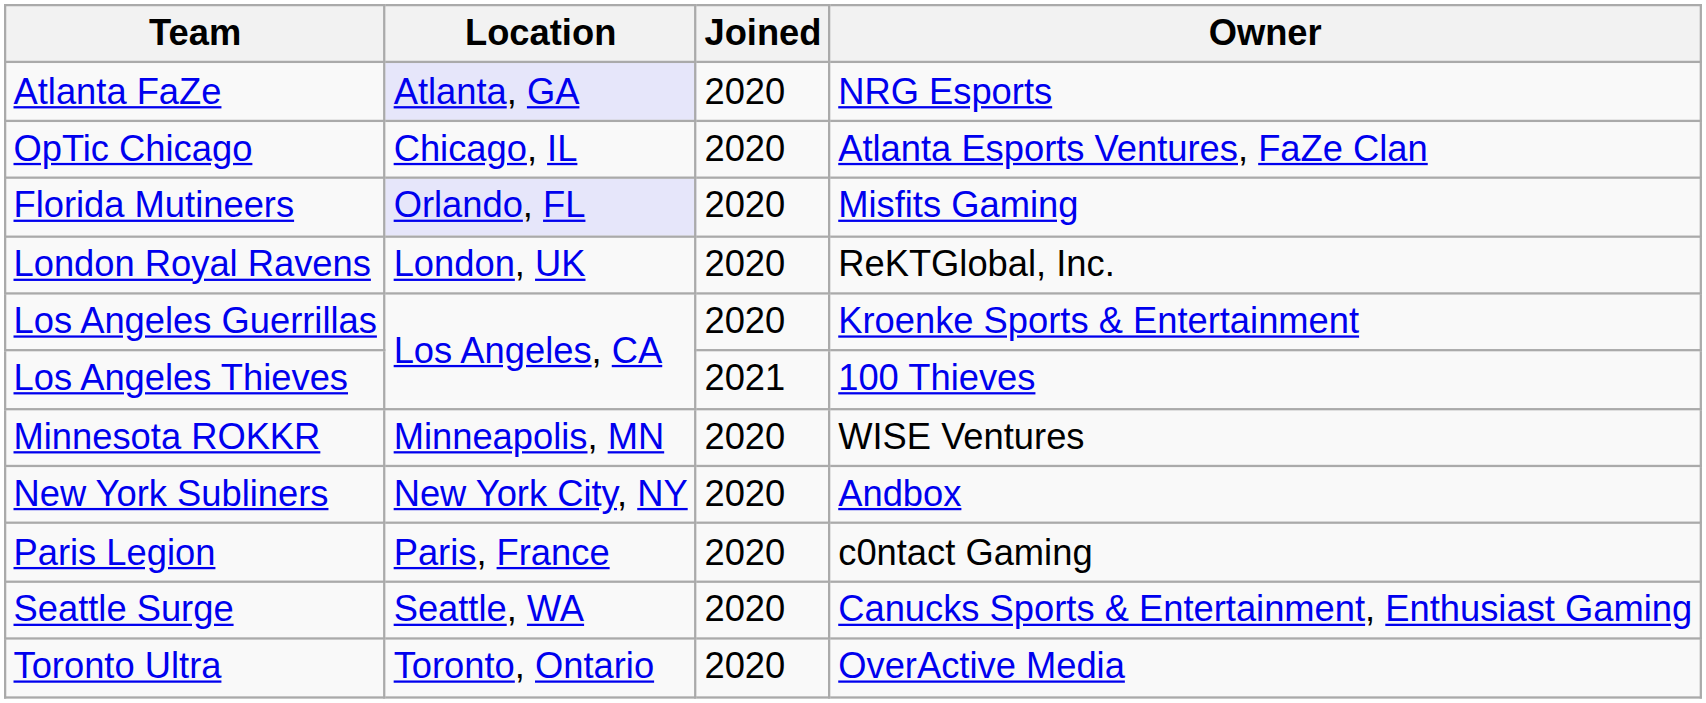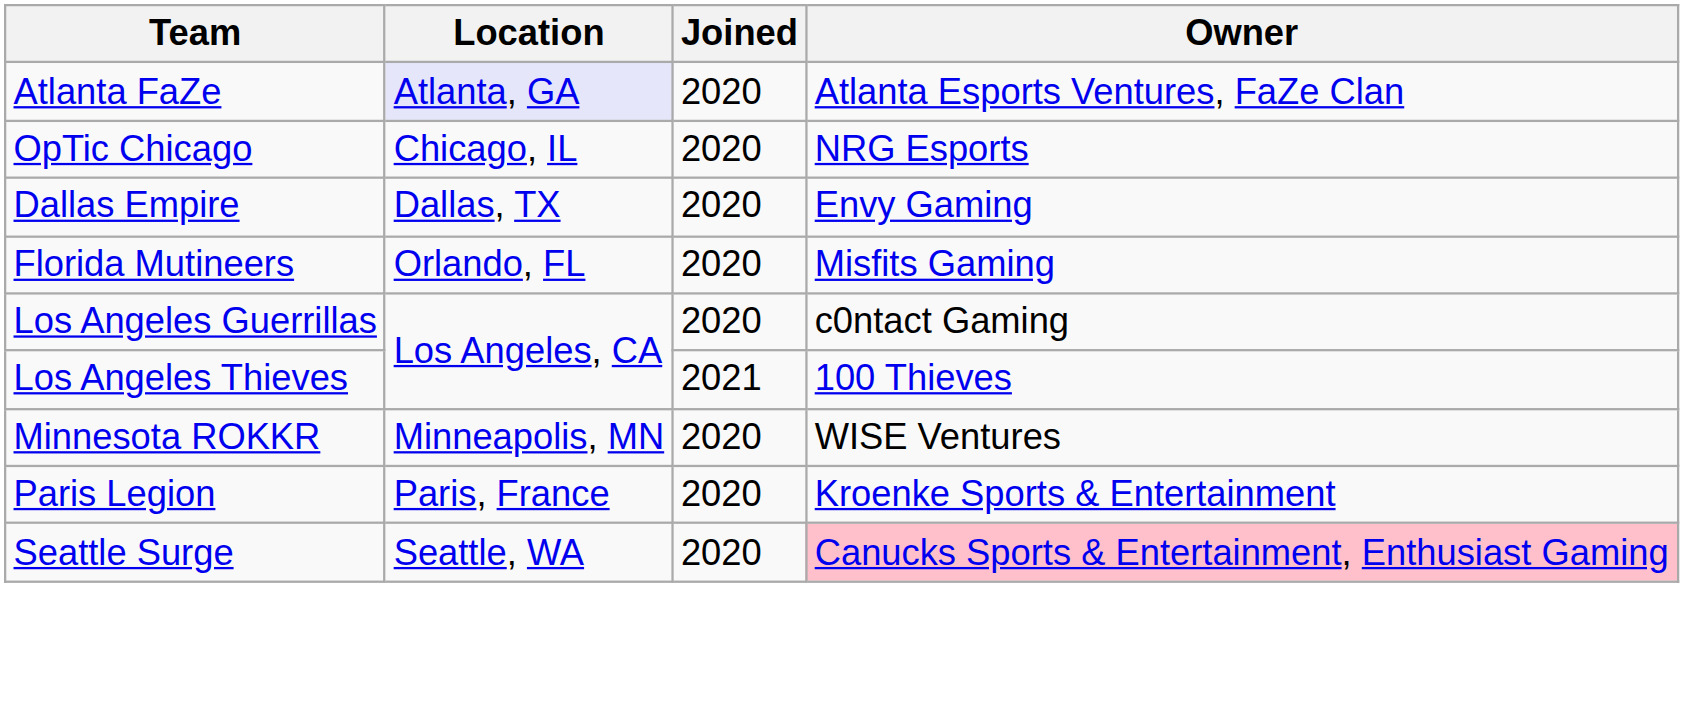(945, 90) NRG Esports -> (1109, 90) Atlanta Esports Ventures, FaZe Clan
(1133, 148) Atlanta Esports Ventures, FaZe Clan -> (922, 148) NRG Esports
+ row: (127, 206)
(490, 206) lavender background -> (490, 263) no background
- row: (192, 263)
(1099, 321) Kroenke Sports & Entertainment -> (942, 321) c0ntact Gaming
- row: (171, 494)
(965, 551) c0ntact Gaming -> (1075, 494) Kroenke Sports & Entertainment
(1265, 609) no background -> (1242, 551) pink background
- row: (117, 666)
